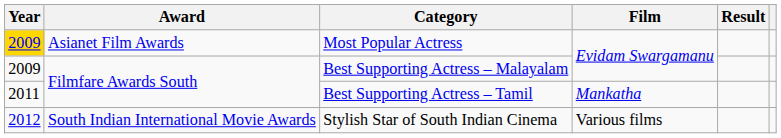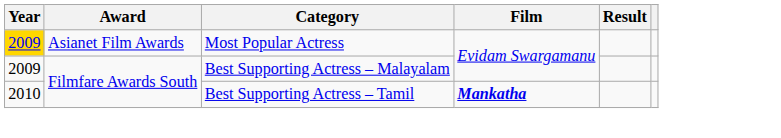(24, 94) 2011 -> (24, 94) 2010
(609, 94) normal -> (492, 94) bold
- row: (440, 119)
